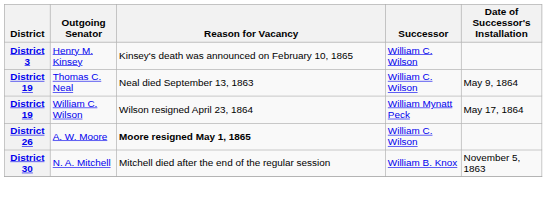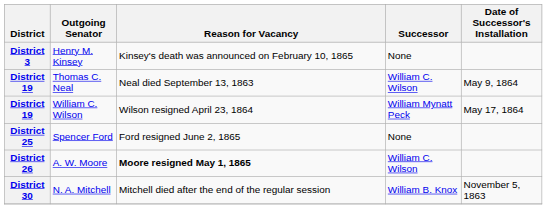(410, 55) William C. Wilson -> (400, 55) None
+ row: (83, 136)
